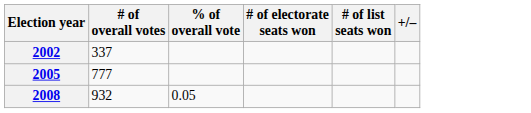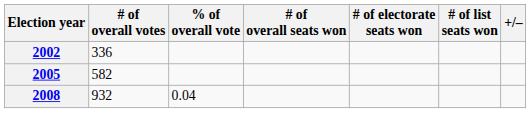+ column: (296, 23)
(102, 52) 337 -> (102, 52) 336
(102, 74) 777 -> (102, 74) 582
(184, 96) 0.05 -> (184, 96) 0.04
